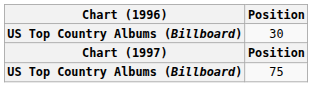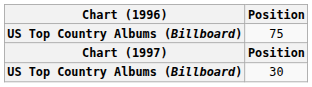rows swapped: (276, 72) <-> (276, 33)
